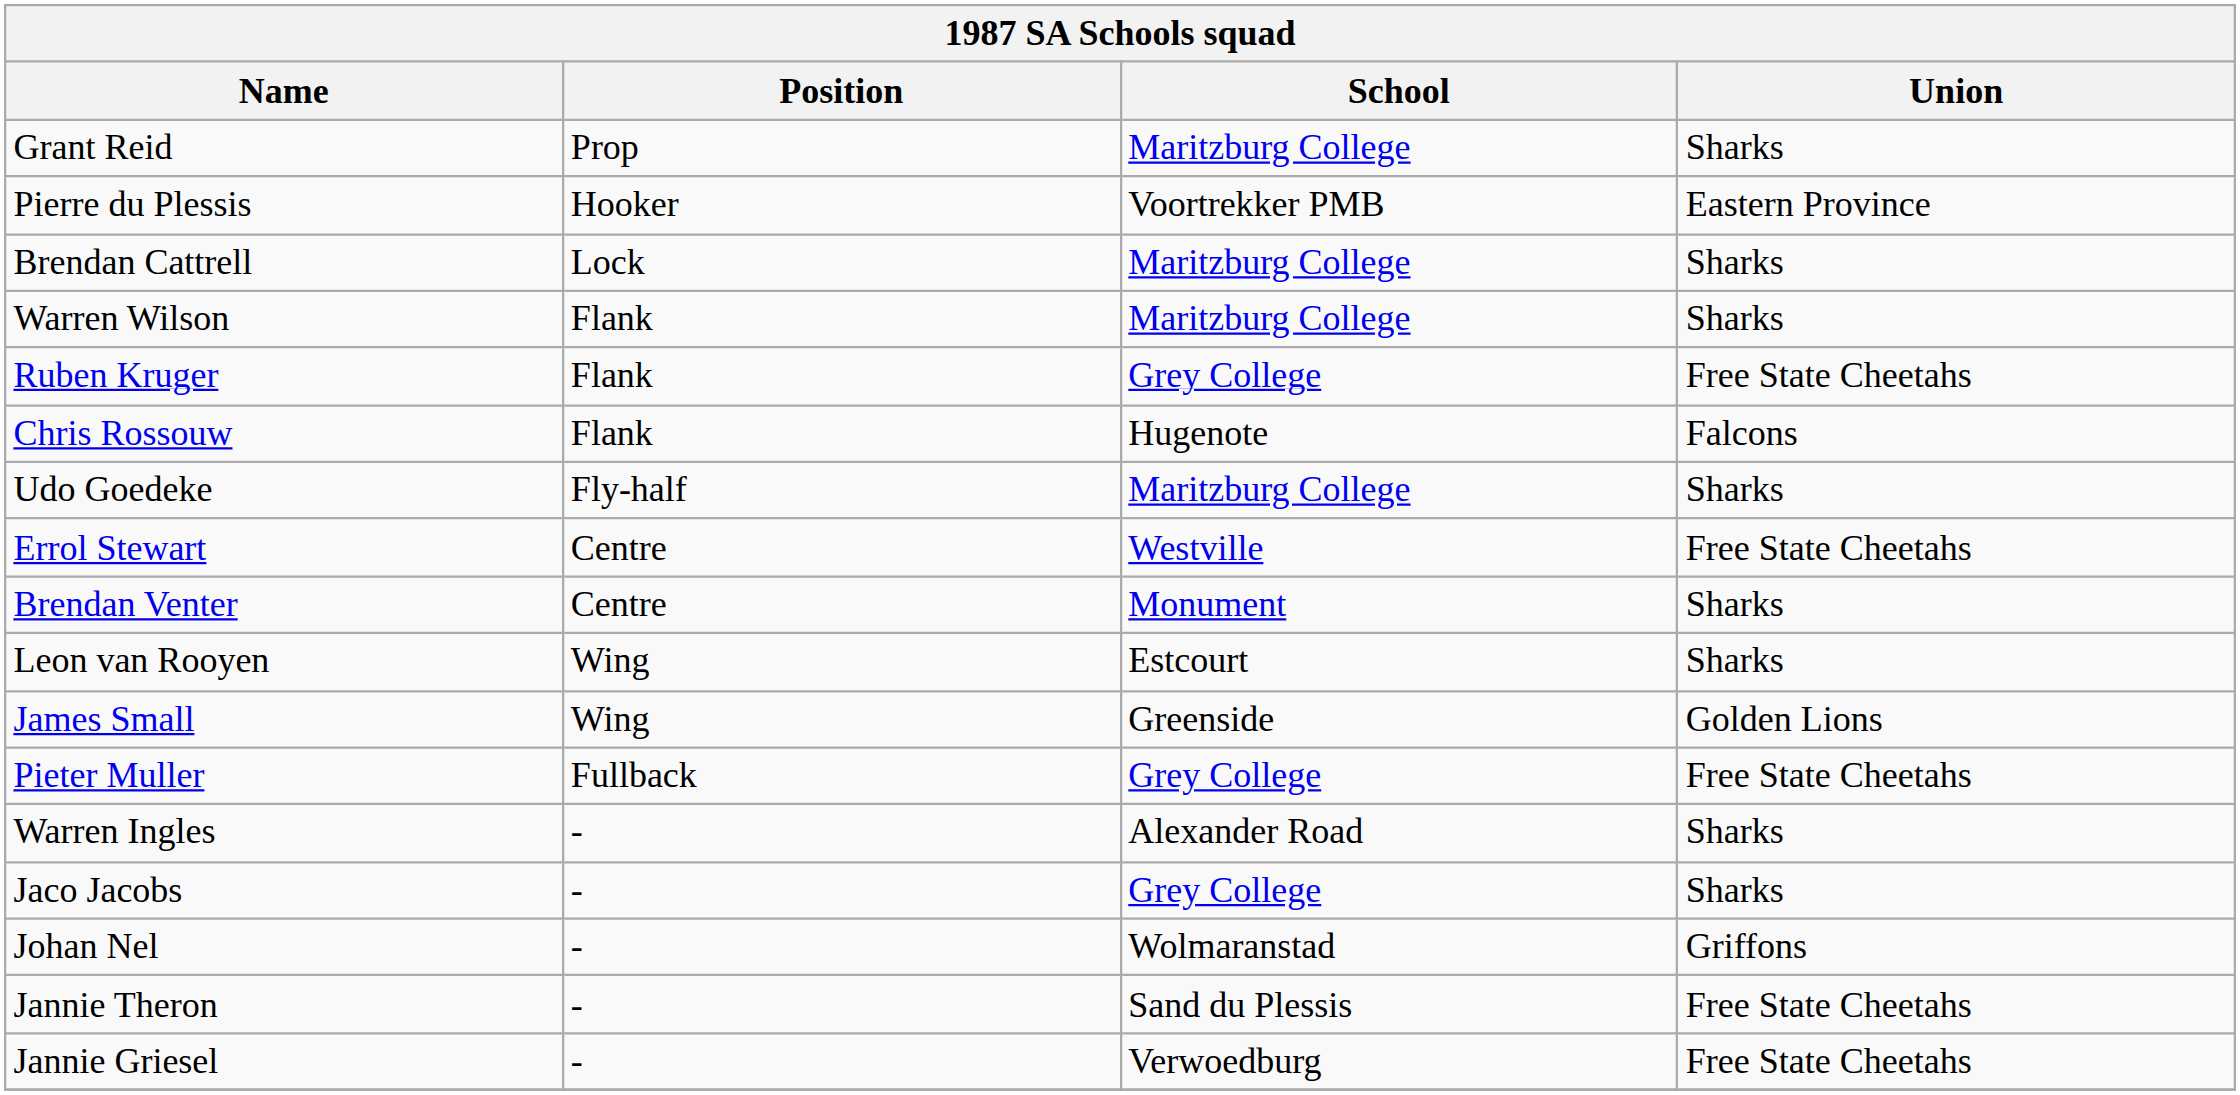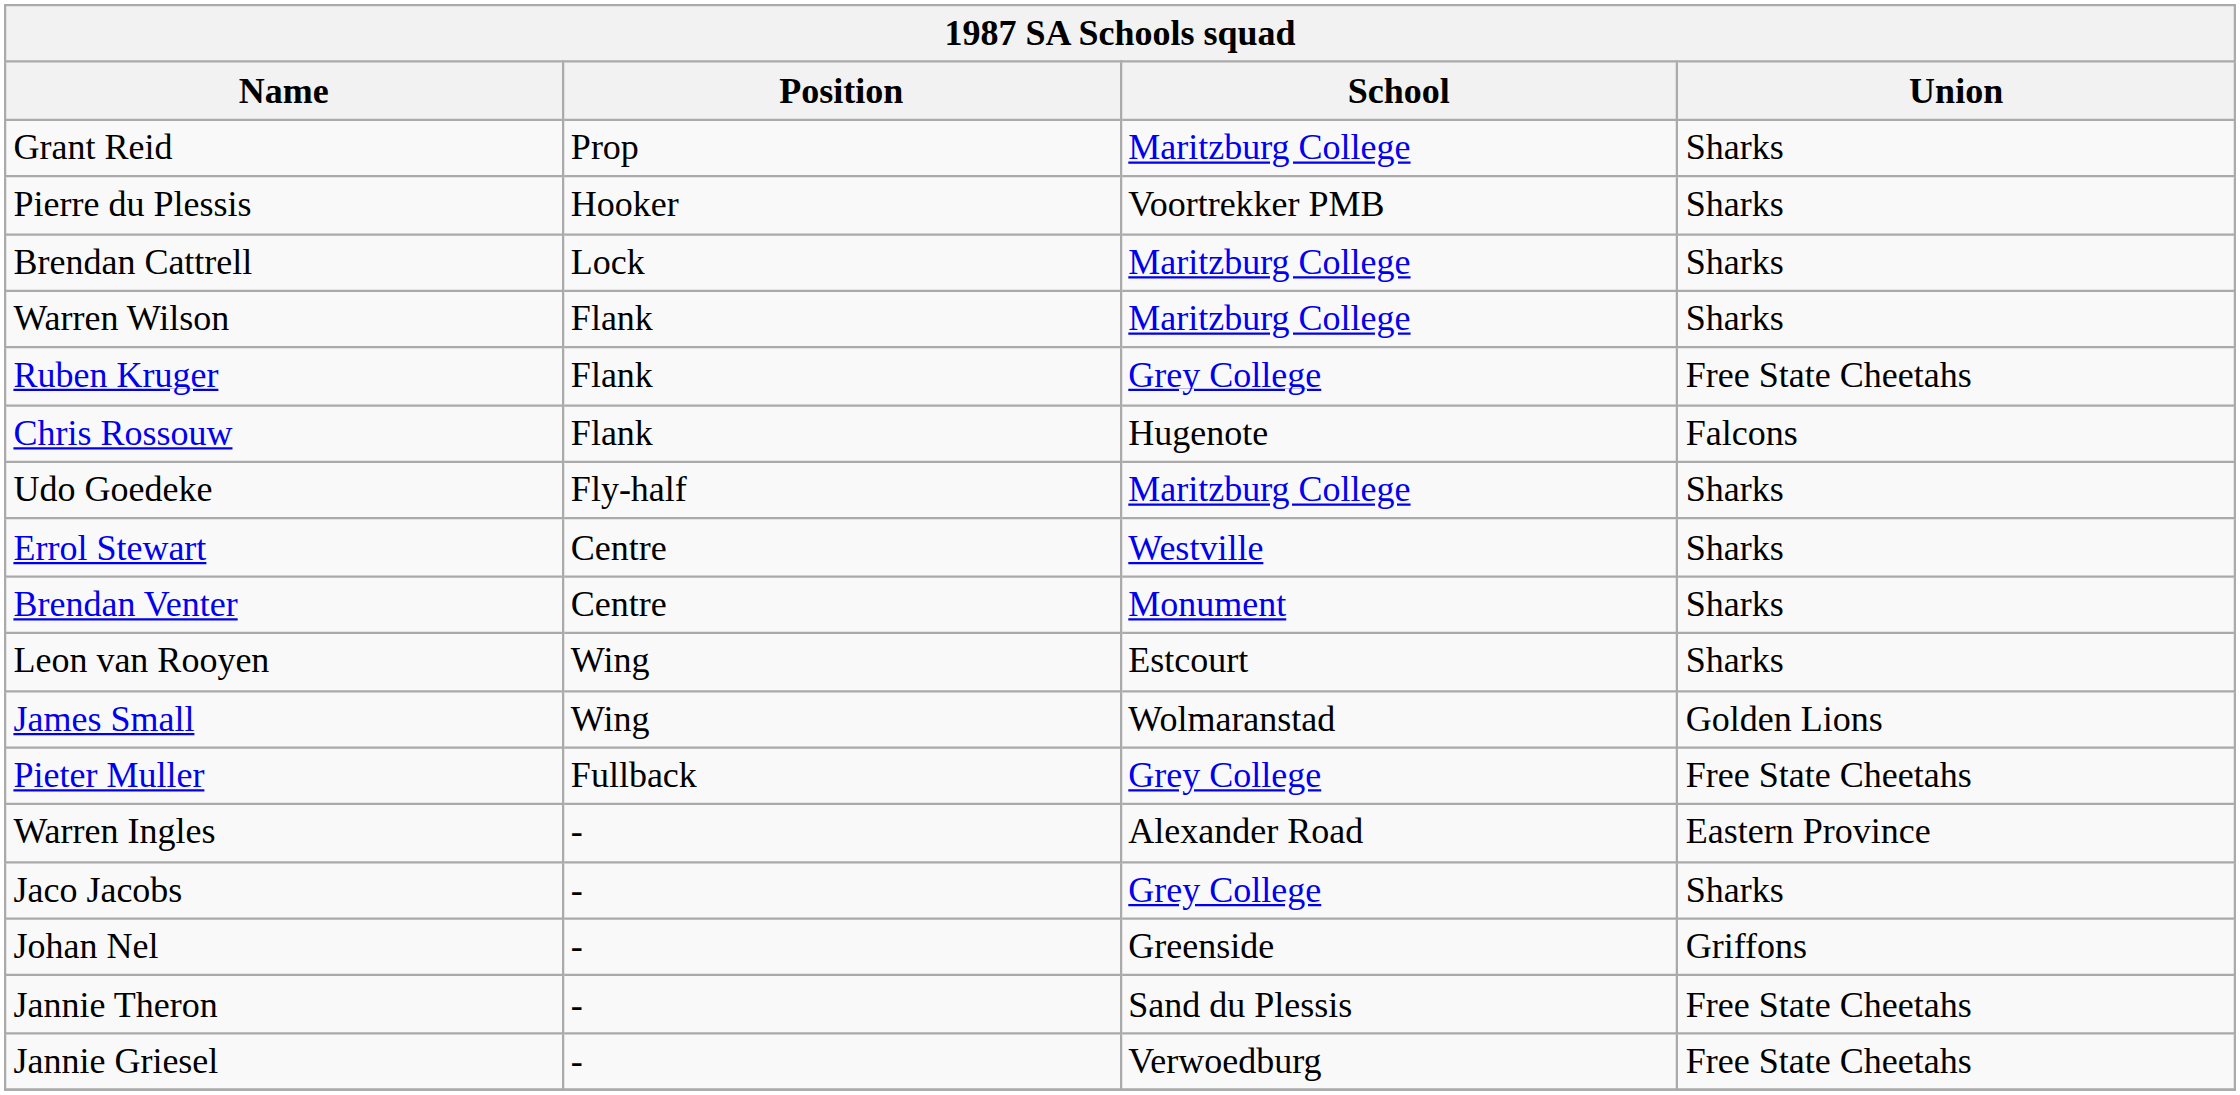(1808, 204) Eastern Province -> (1735, 204) Sharks
(1829, 546) Free State Cheetahs -> (1735, 546) Sharks
(1201, 718) Greenside -> (1232, 718) Wolmaranstad
(1735, 832) Sharks -> (1808, 832) Eastern Province
(1232, 946) Wolmaranstad -> (1201, 946) Greenside
